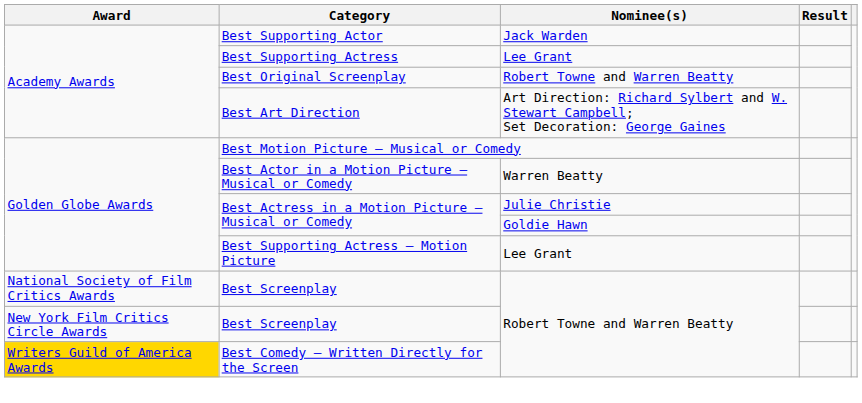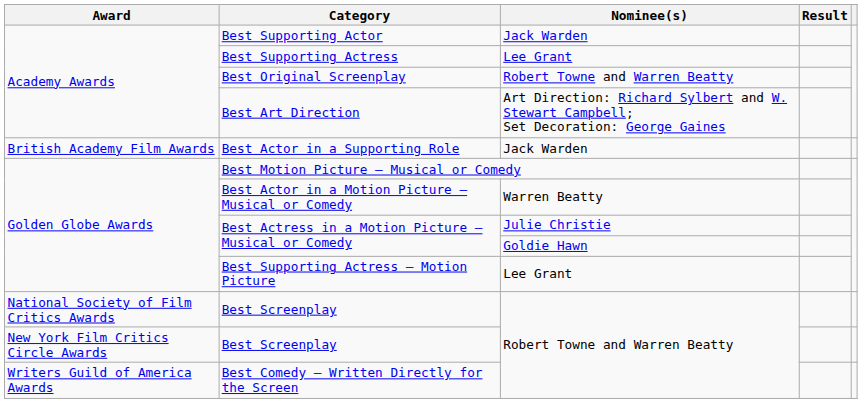+ row: (341, 148)
(100, 360) gold background -> (100, 380) no background
